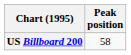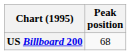(105, 41) 58 -> (105, 41) 68
